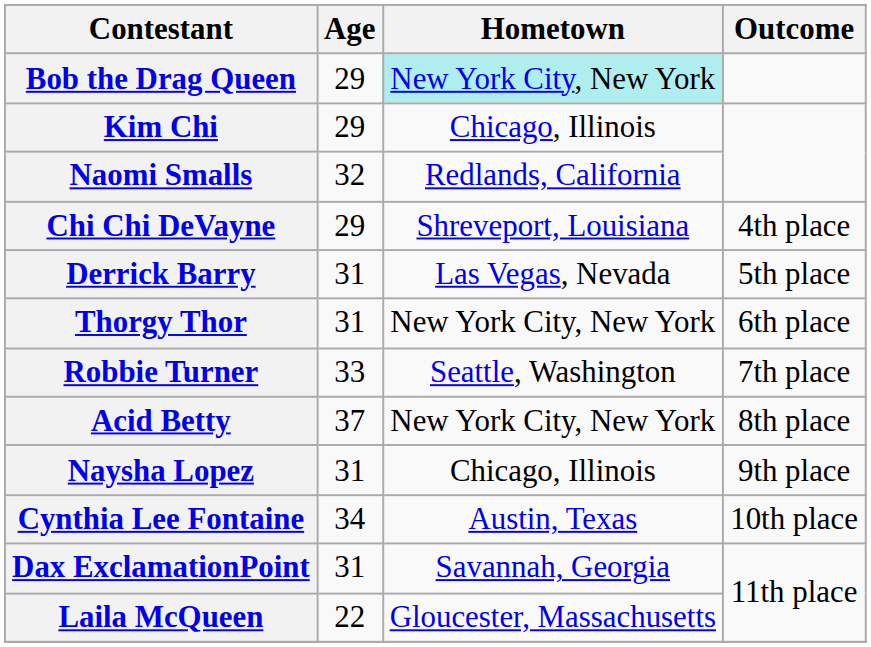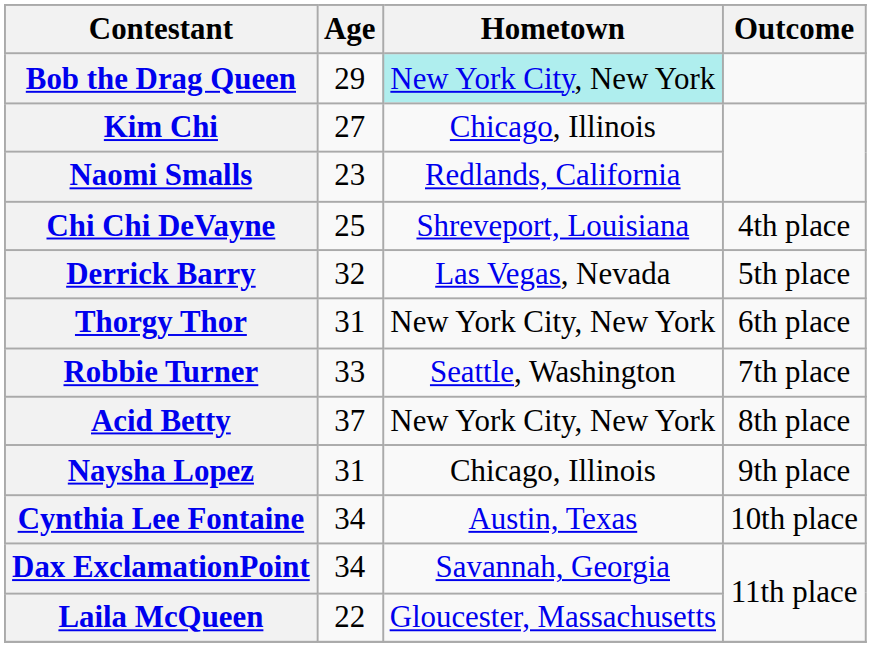(350, 126) 29 -> (350, 126) 27
(350, 175) 32 -> (350, 175) 23
(350, 224) 29 -> (350, 224) 25
(350, 273) 31 -> (350, 273) 32
(350, 567) 31 -> (350, 567) 34
